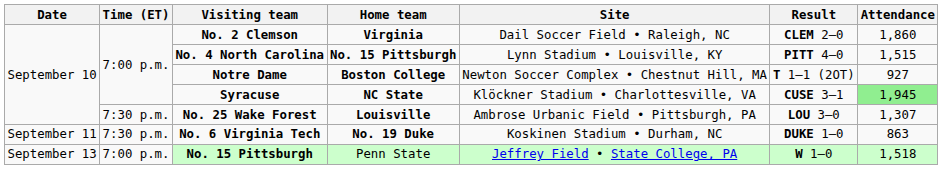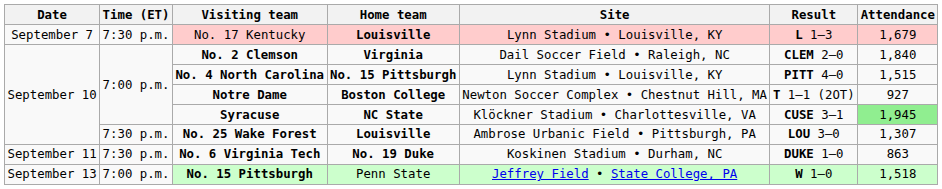+ row: (250, 35)
(898, 35) 1,860 -> (898, 55) 1,840
